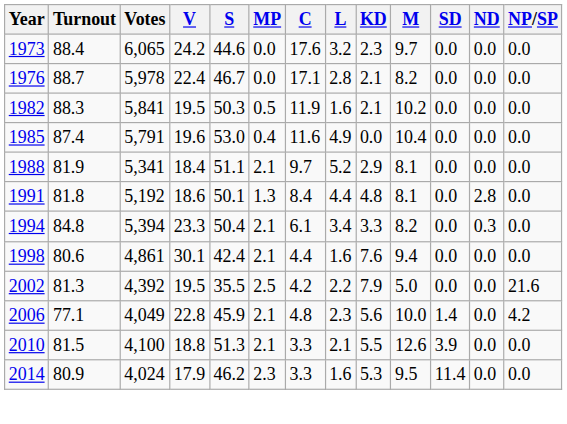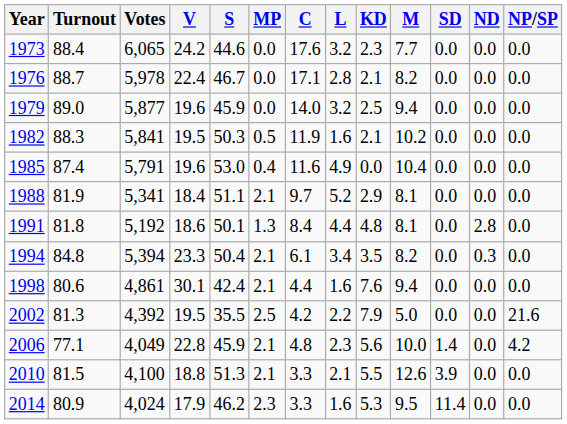(406, 49) 9.7 -> (406, 49) 7.7
+ row: (27, 108)
(371, 226) 3.3 -> (371, 256) 3.5
